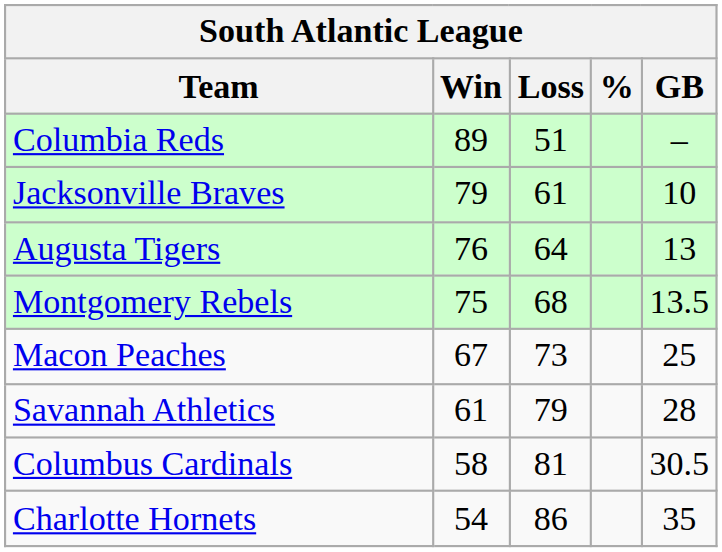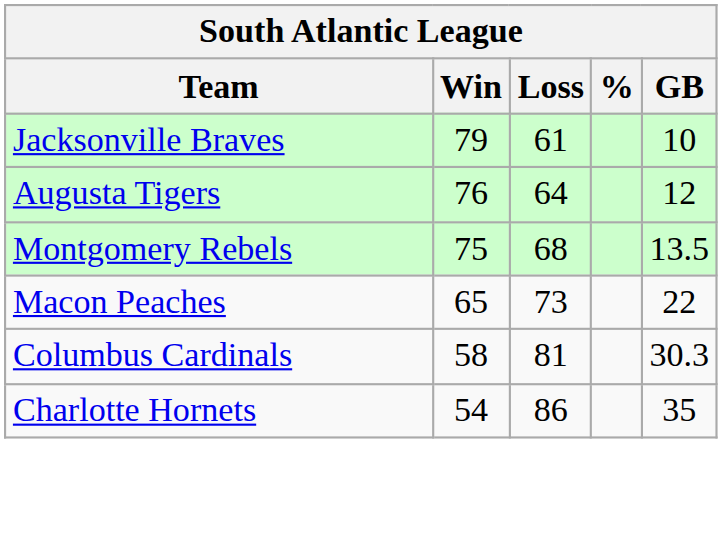- row: (118, 139)
(679, 247) 13 -> (679, 193) 12
(471, 355) 67 -> (471, 301) 65
(679, 355) 25 -> (679, 301) 22
- row: (144, 409)
(679, 463) 30.5 -> (679, 355) 30.3
